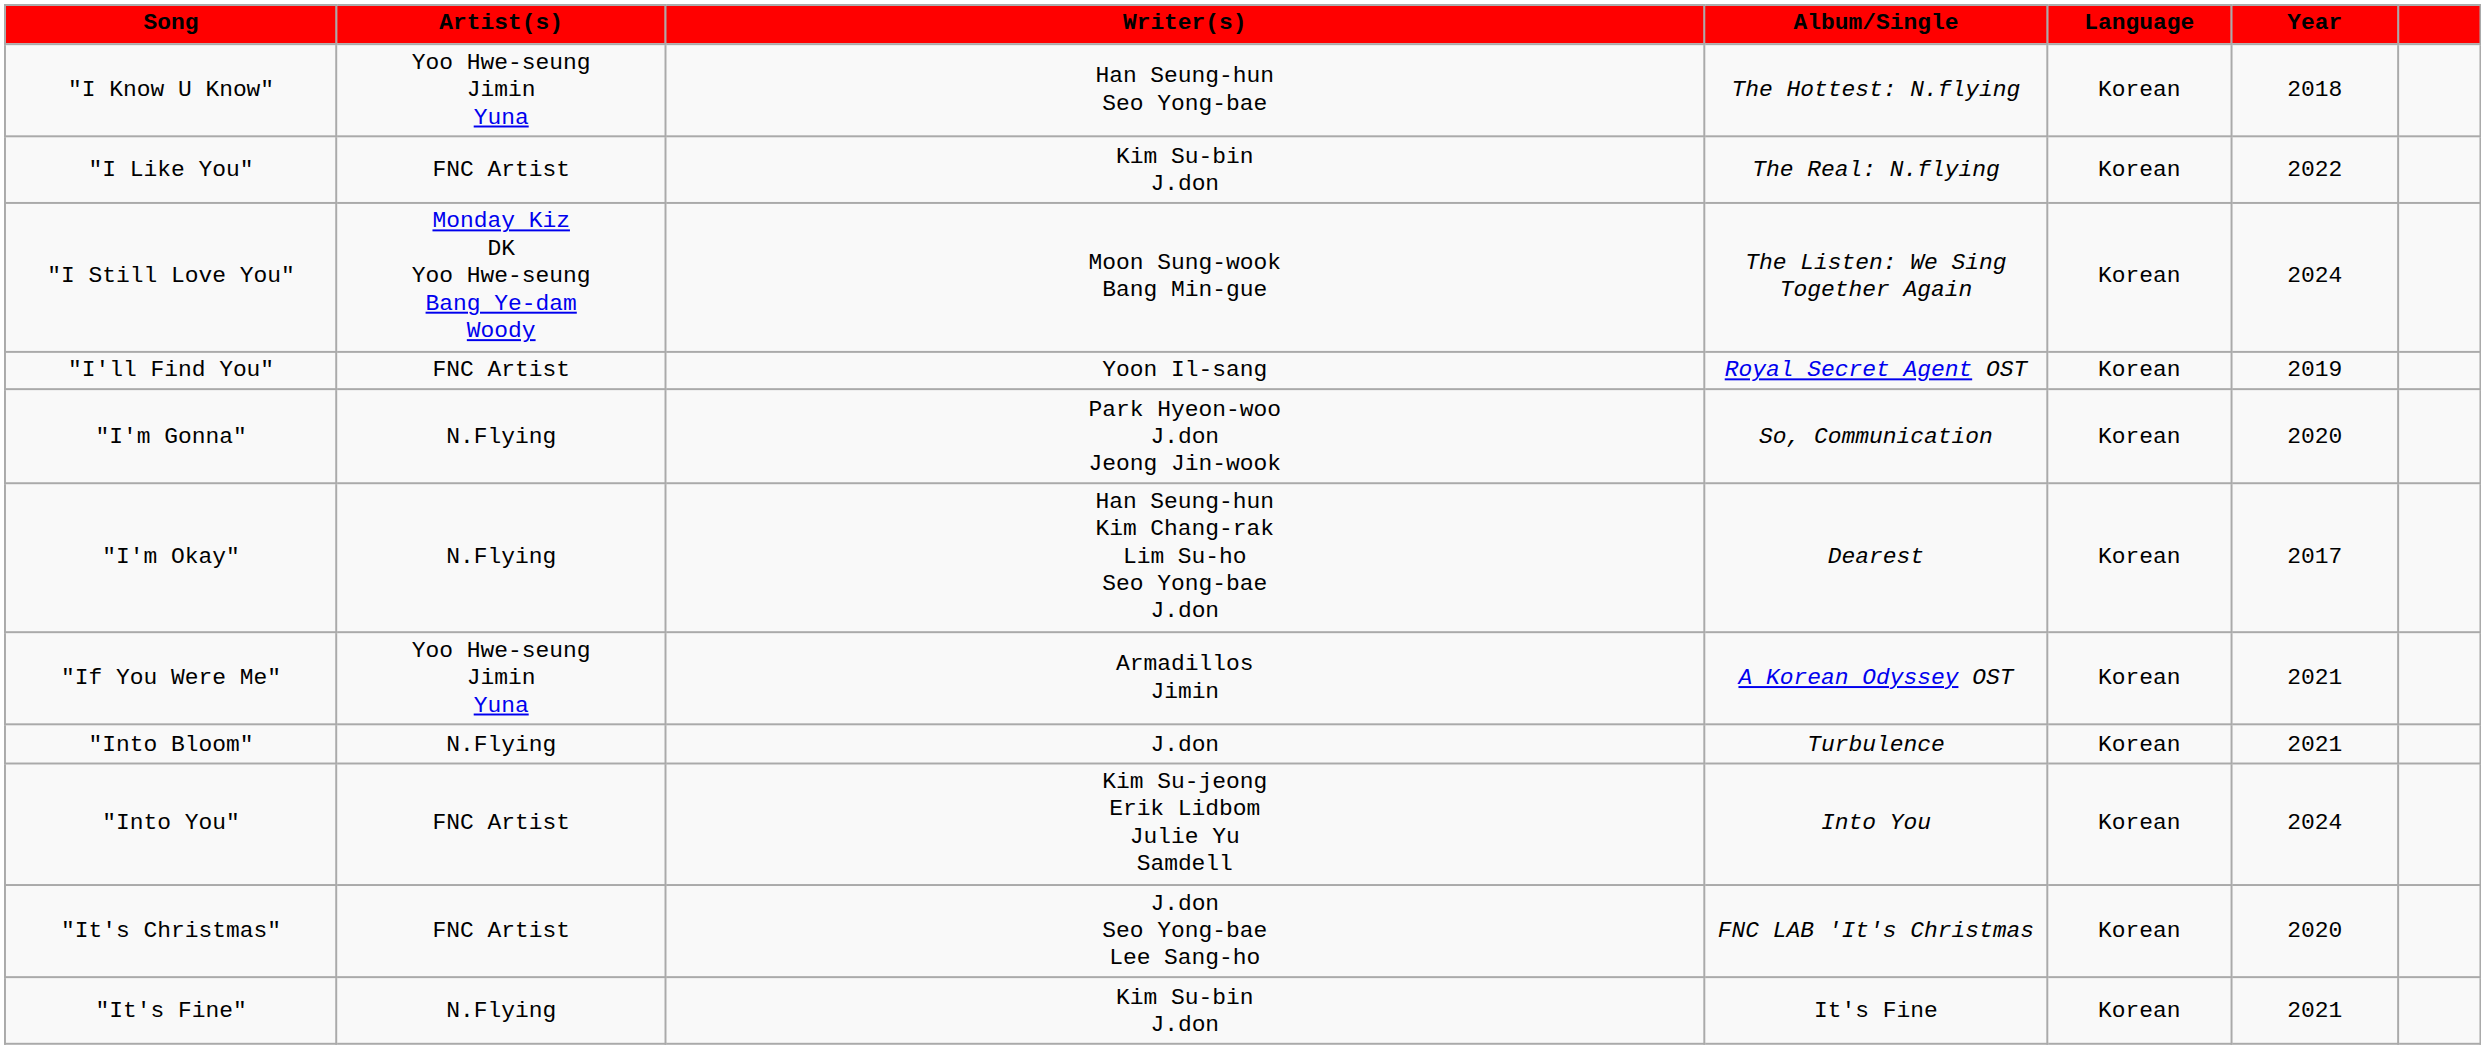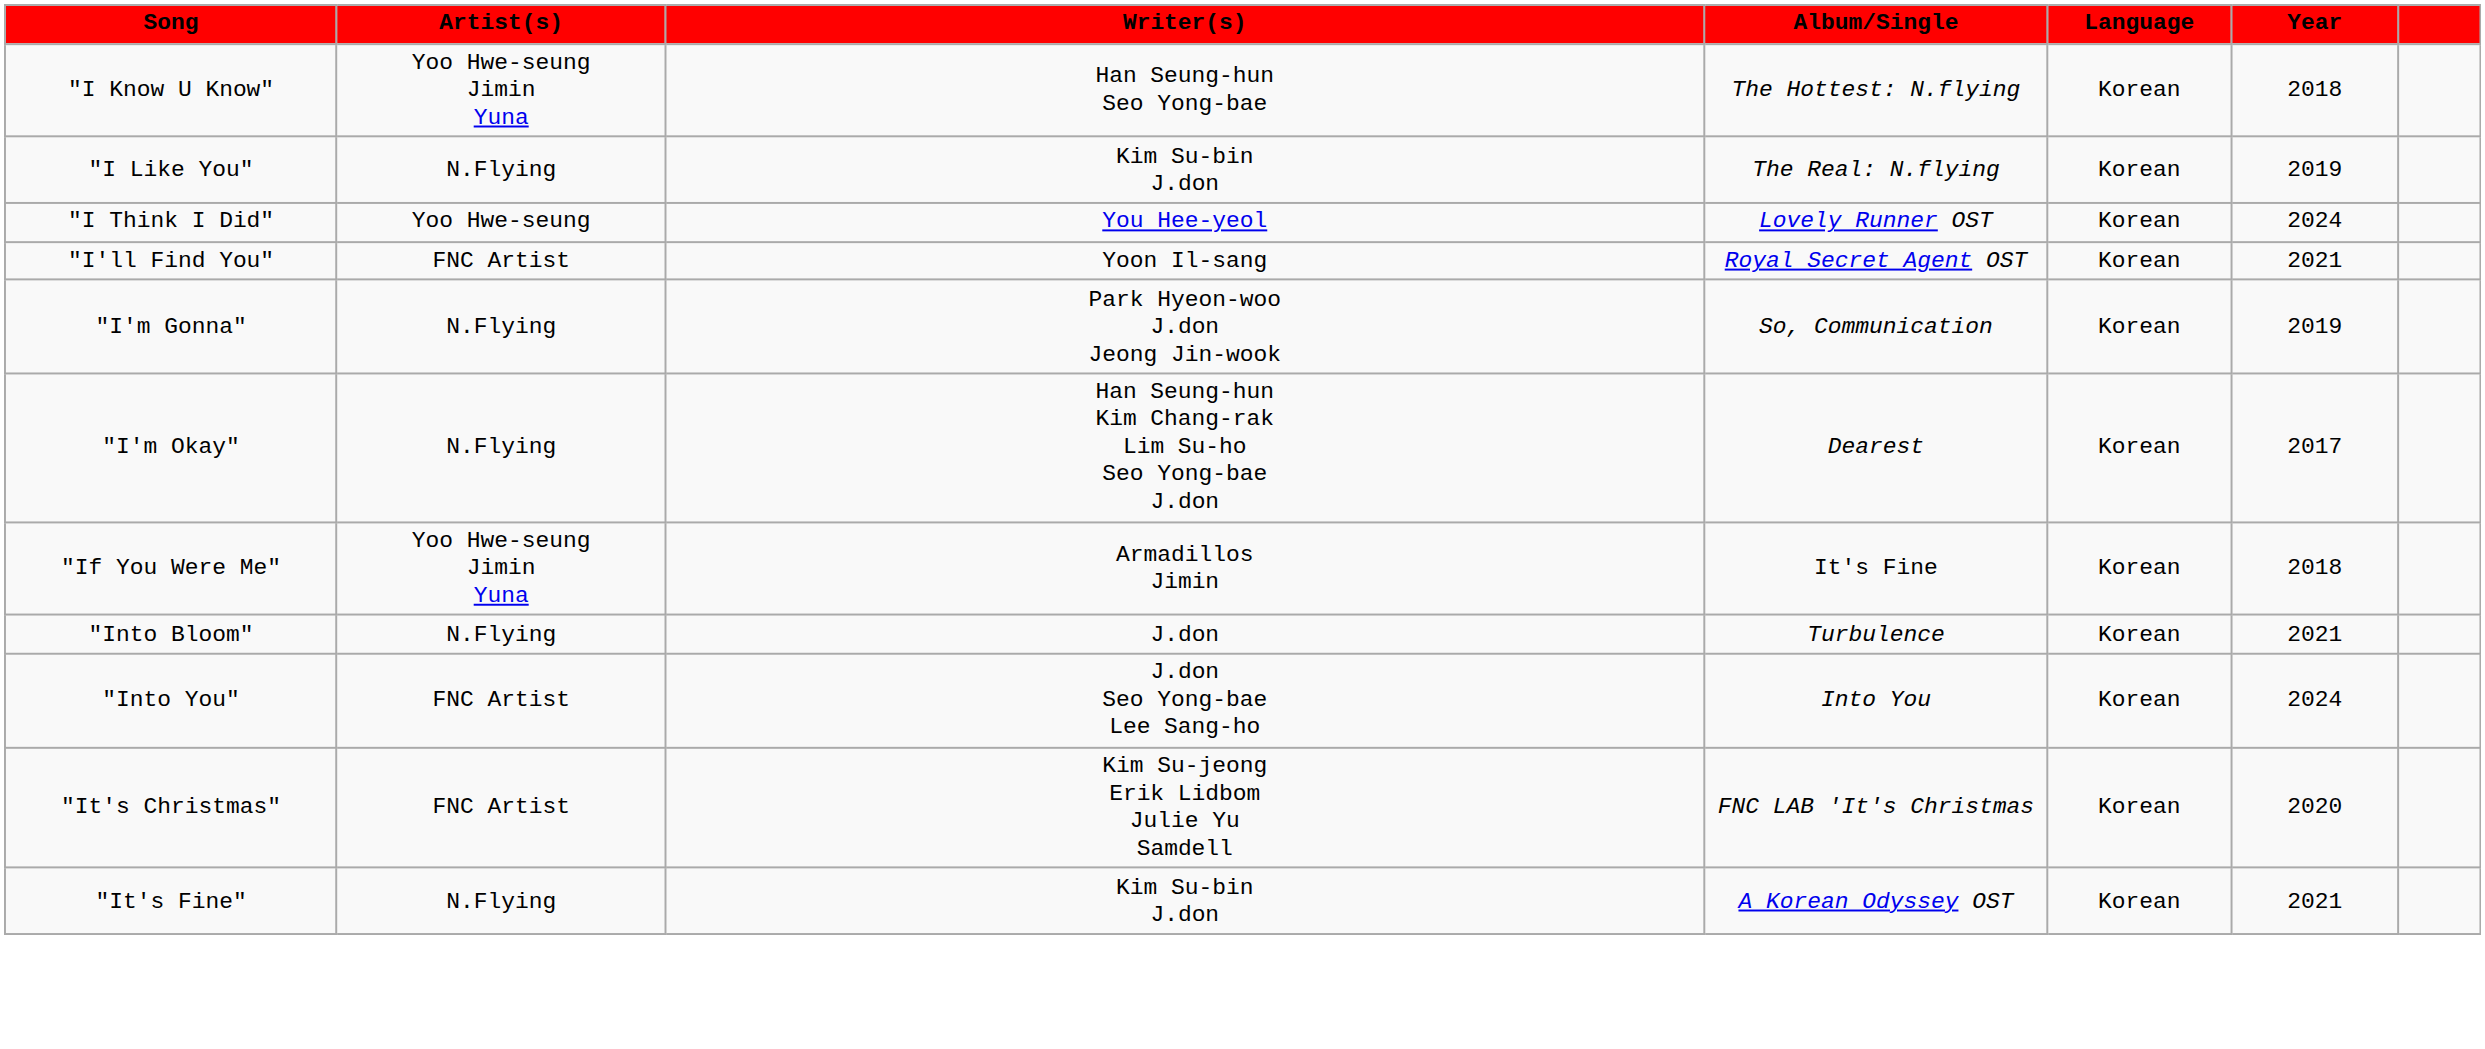(501, 170) FNC Artist -> (501, 170) N.Flying
(2315, 170) 2022 -> (2315, 170) 2019
- row: (171, 277)
+ row: (171, 222)
(2315, 370) 2019 -> (2315, 261) 2021
(2315, 436) 2020 -> (2315, 327) 2019
(1876, 678) A Korean Odyssey OST -> (1876, 568) It's Fine
(2315, 678) 2021 -> (2315, 568) 2018
(1185, 824) Kim Su-jeong Erik Lidbom Julie Yu Samdell -> (1185, 700) J.don Seo Yong-bae Lee Sang-ho
(1185, 931) J.don Seo Yong-bae Lee Sang-ho -> (1185, 807) Kim Su-jeong Erik Lidbom Julie Yu Samdell
(1876, 1011) It's Fine -> (1876, 901) A Korean Odyssey OST
